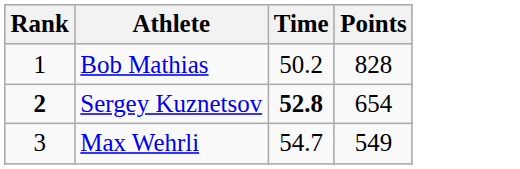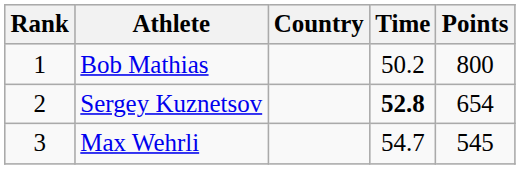+ column: (319, 24)
(373, 63) 828 -> (475, 63) 800
(40, 103) bold -> (40, 103) normal
(373, 143) 549 -> (475, 143) 545
